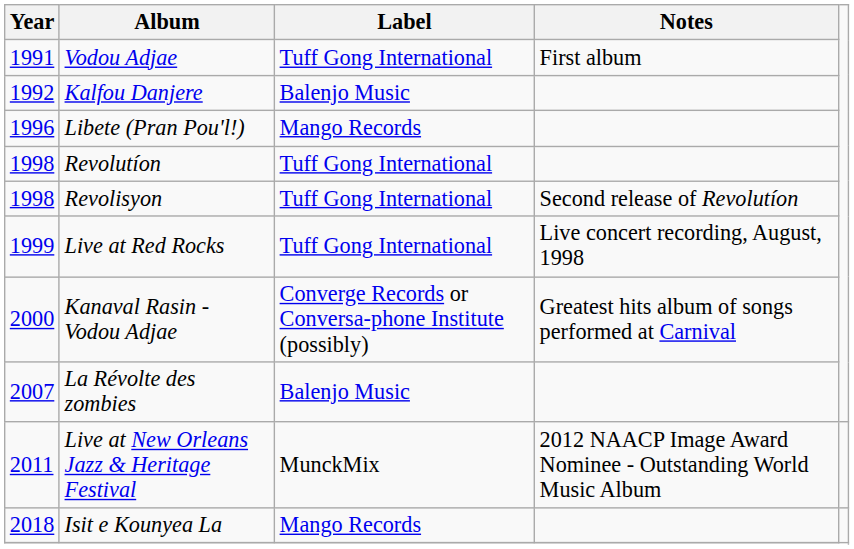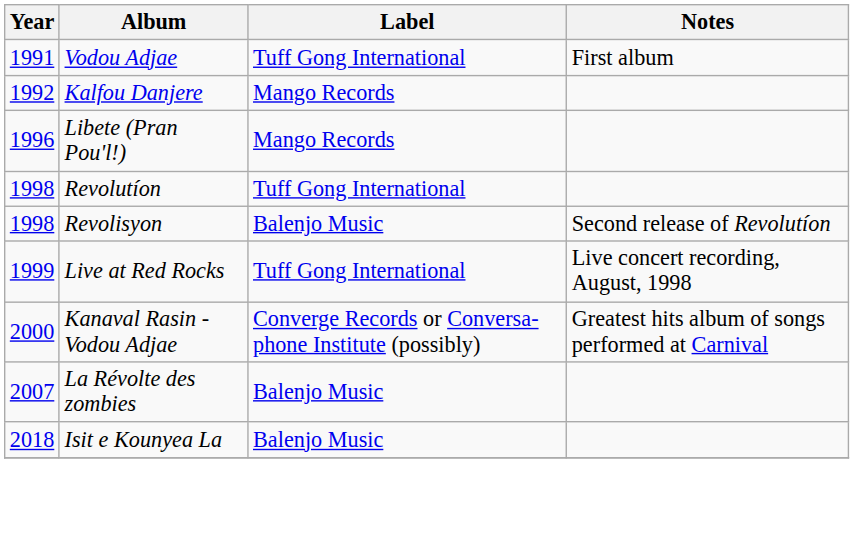(345, 92) Balenjo Music -> (324, 92) Mango Records
(386, 198) Tuff Gong International -> (318, 223) Balenjo Music
- row: (156, 464)
(350, 524) Mango Records -> (318, 439) Balenjo Music
